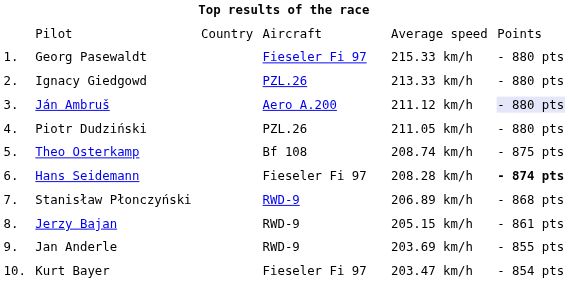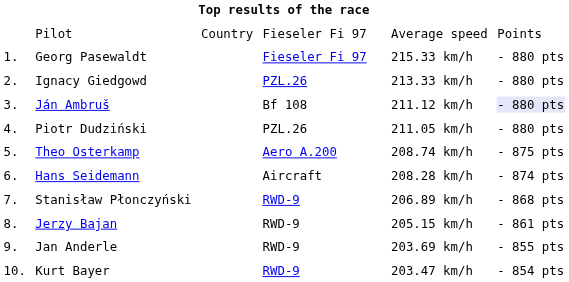(292, 33) Aircraft -> (315, 33) Fieseler Fi 97
(300, 105) Aero A.200 -> (285, 105) Bf 108
(285, 152) Bf 108 -> (300, 152) Aero A.200
(315, 176) Fieseler Fi 97 -> (292, 176) Aircraft
(531, 176) bold -> (531, 176) normal
(315, 271) Fieseler Fi 97 -> (281, 271) RWD-9
